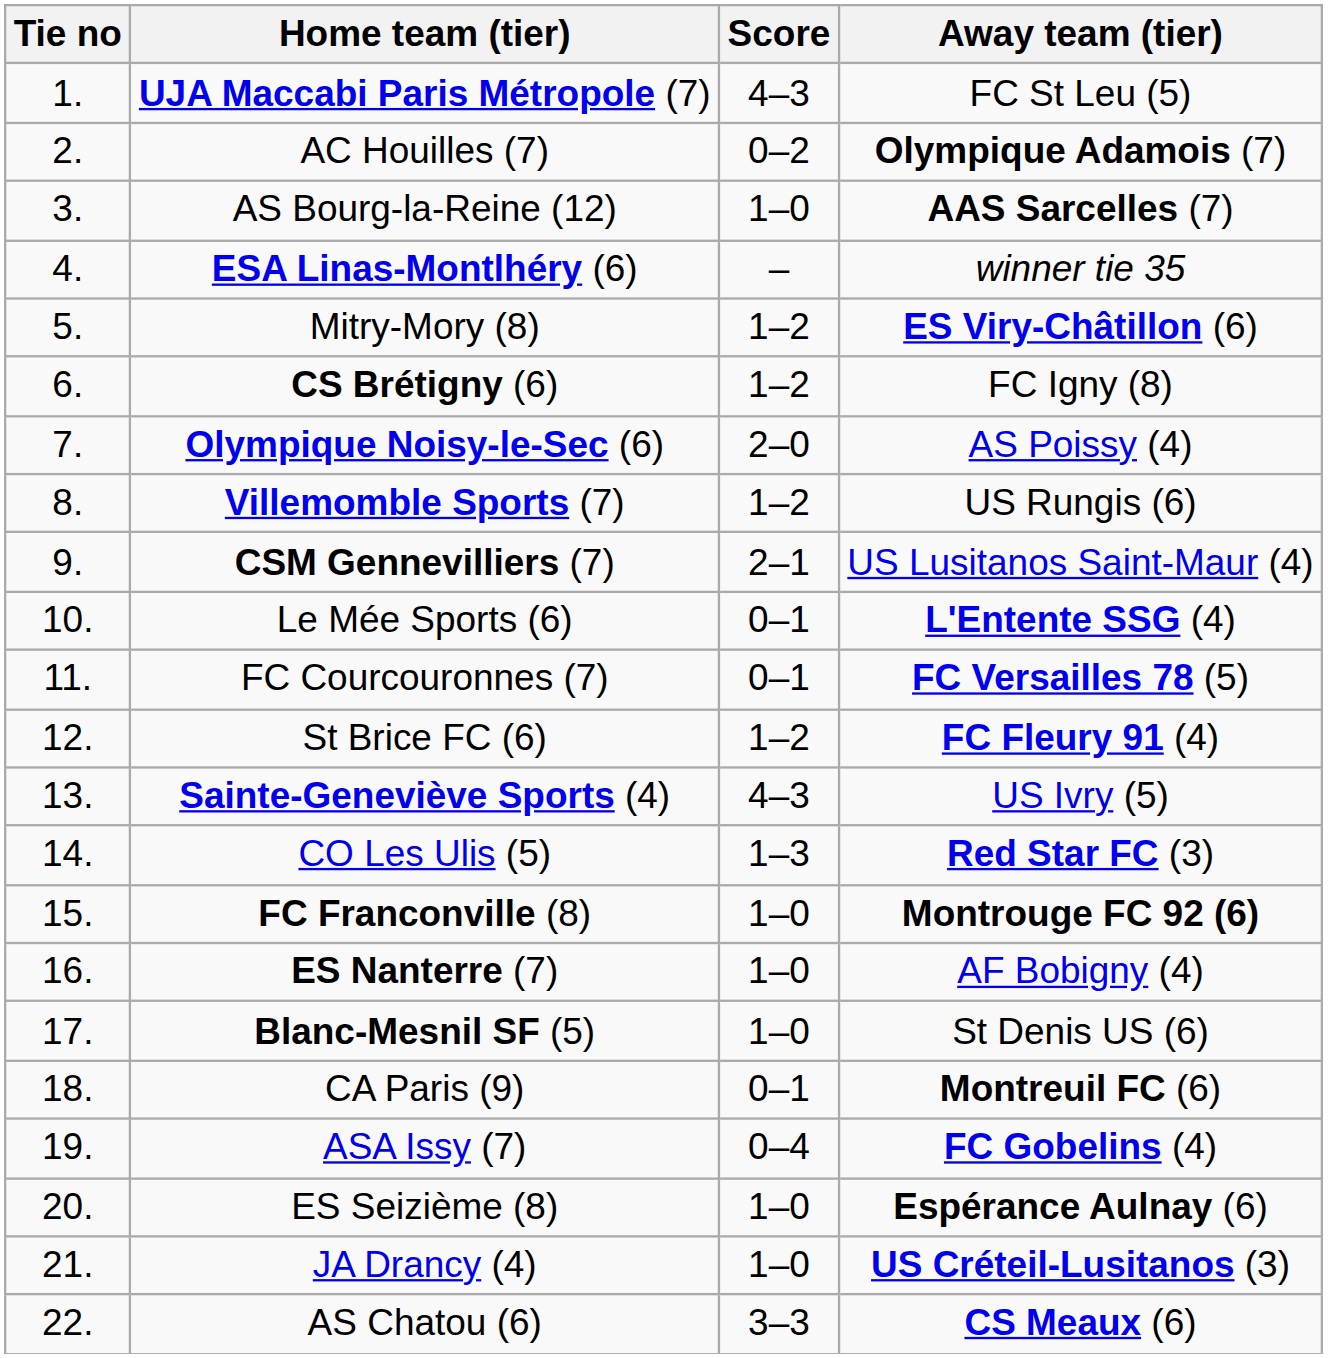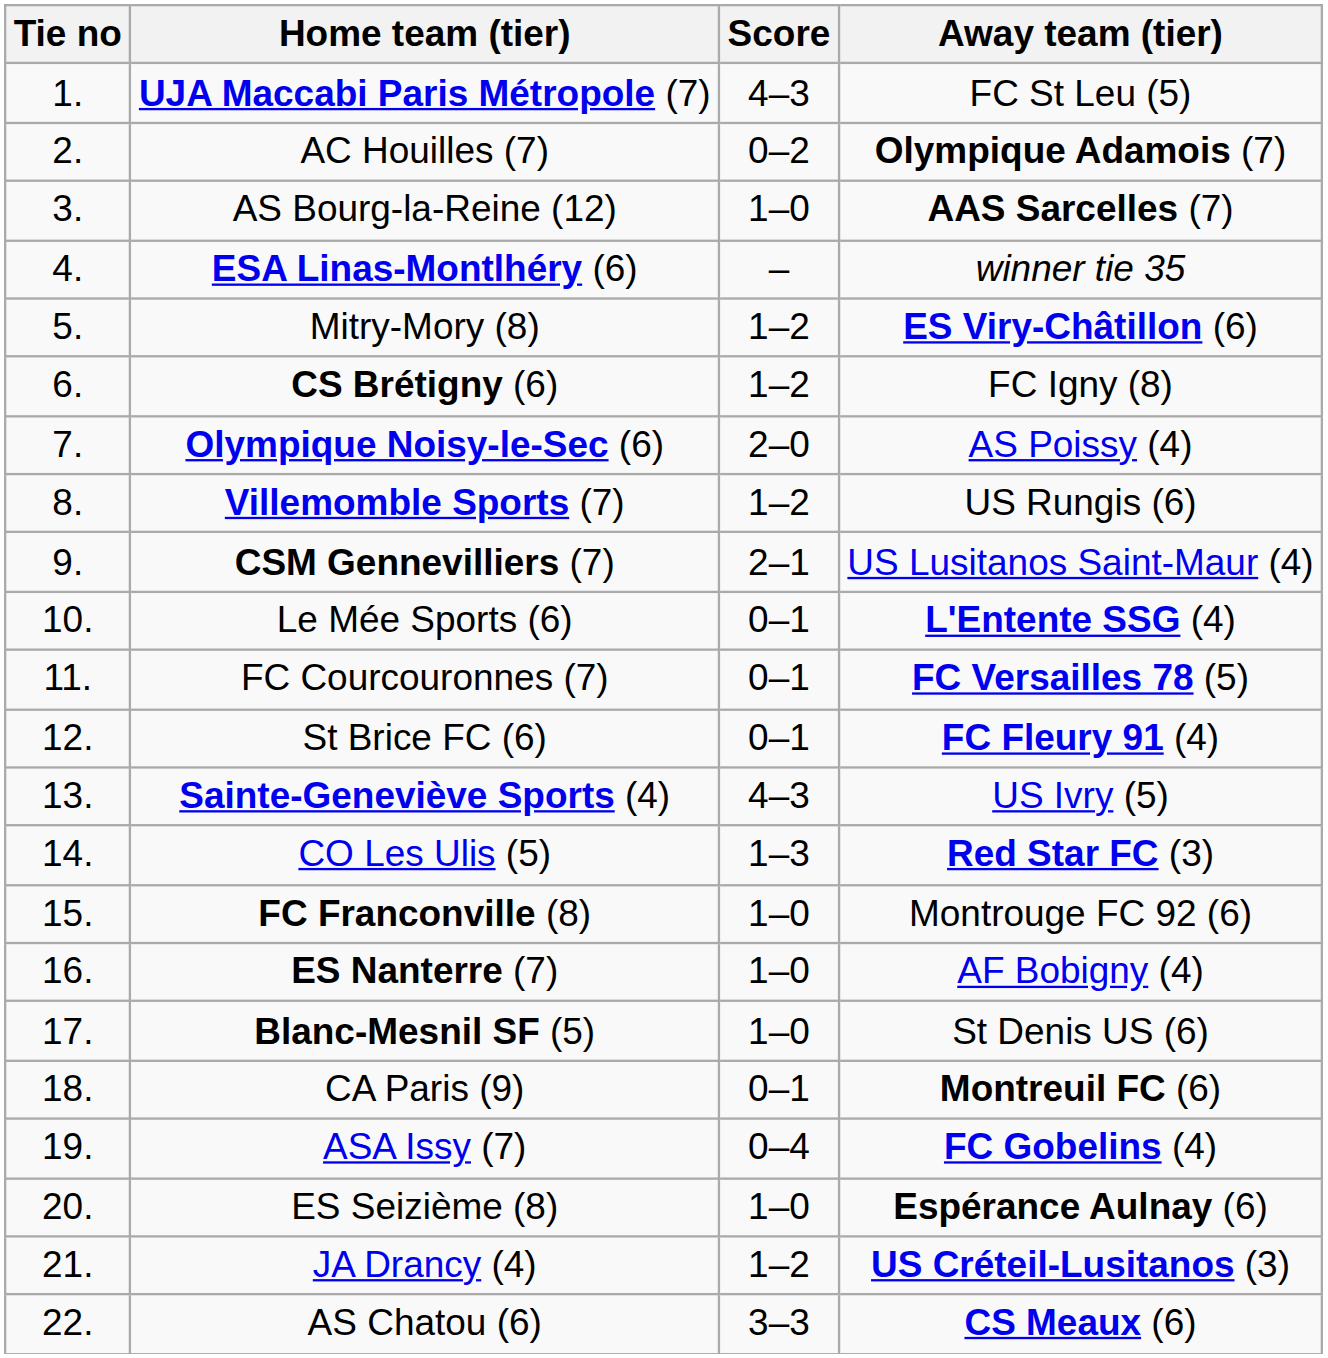(779, 737) 1–2 -> (779, 737) 0–1
(1081, 913) bold -> (1081, 913) normal
(779, 1264) 1–0 -> (779, 1264) 1–2
